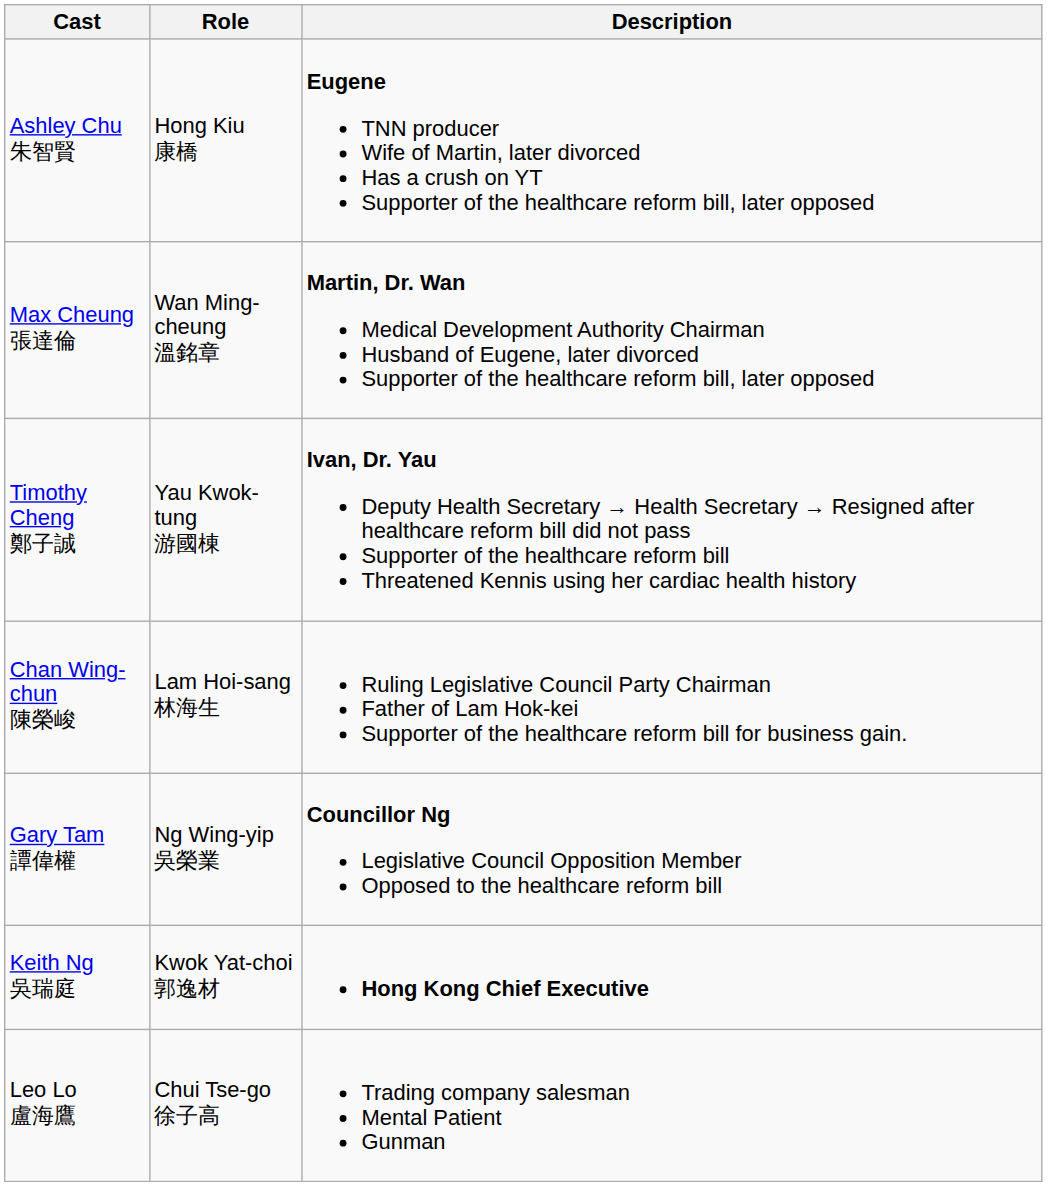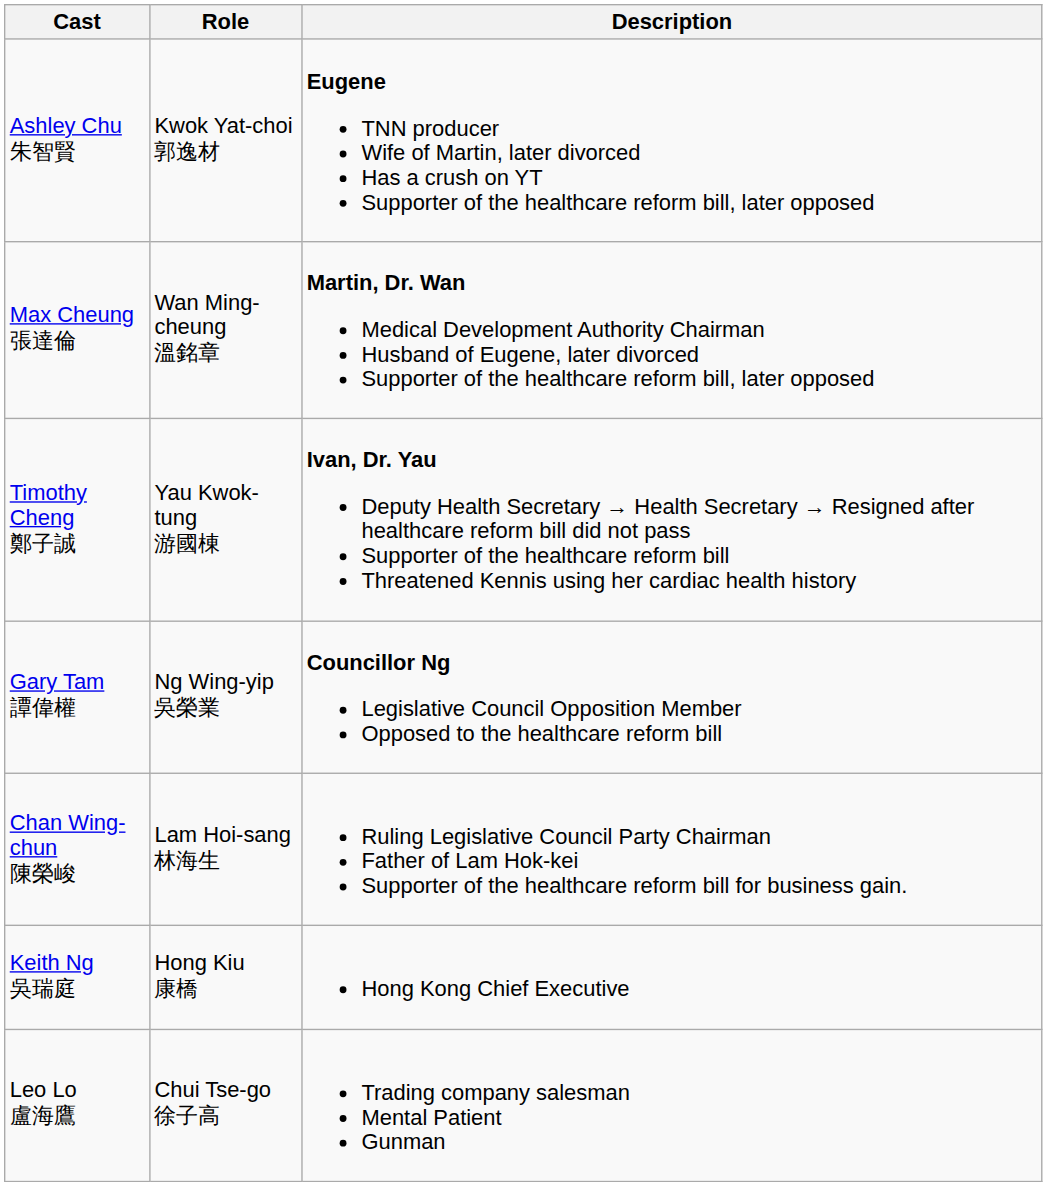(200, 138) Hong Kiu 康橋 -> (224, 138) Kwok Yat-choi 郭逸材
rows swapped: (68, 695) <-> (57, 847)
(224, 975) Kwok Yat-choi 郭逸材 -> (200, 975) Hong Kiu 康橋
(672, 990) bold -> (672, 990) normal
